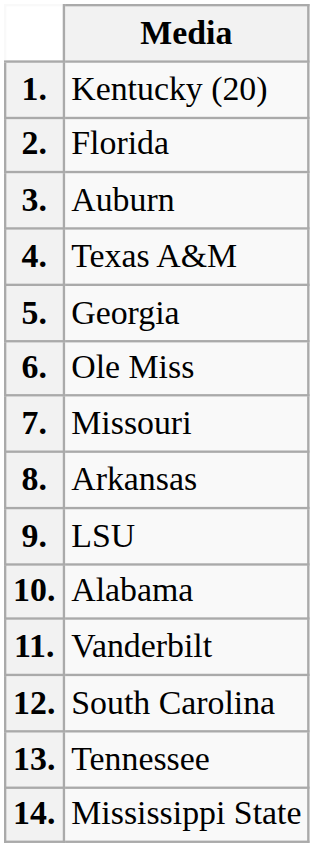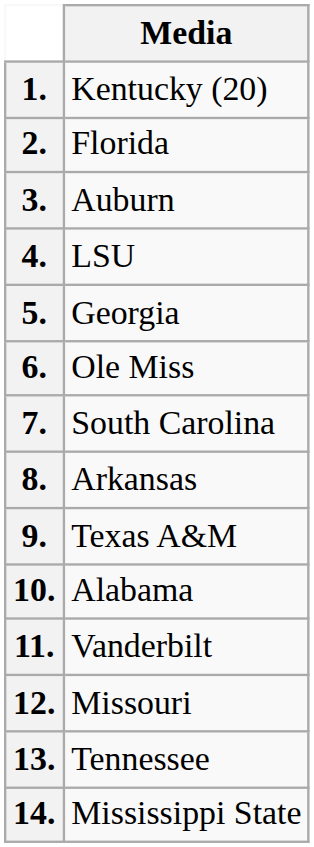(154, 256) Texas A&M -> (103, 256) LSU
(131, 423) Missouri -> (173, 423) South Carolina
(103, 535) LSU -> (154, 535) Texas A&M
(173, 702) South Carolina -> (131, 702) Missouri
